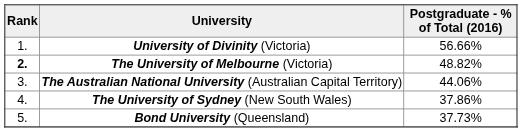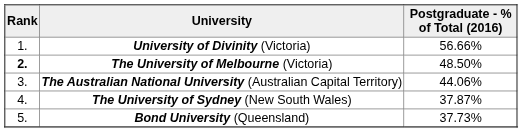(461, 64) 48.82% -> (461, 64) 48.50%
(461, 100) 37.86% -> (461, 100) 37.87%
